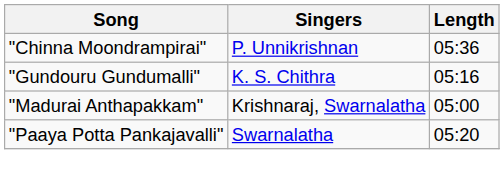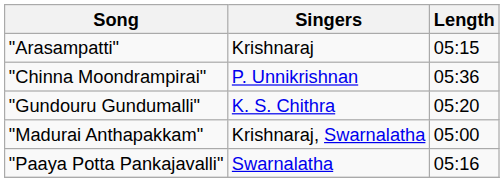+ row: (64, 48)
(457, 77) 05:16 -> (457, 106) 05:20
(457, 135) 05:20 -> (457, 164) 05:16
